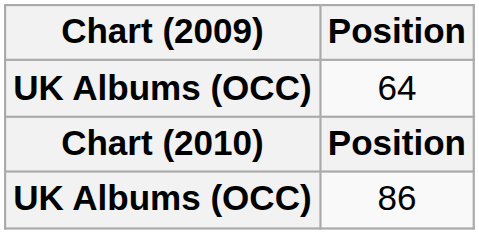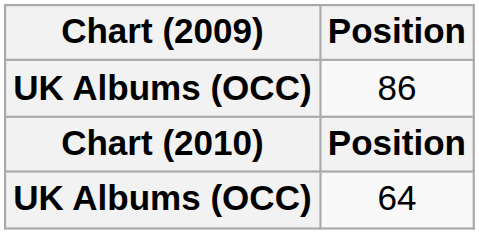rows swapped: (397, 87) <-> (397, 198)
